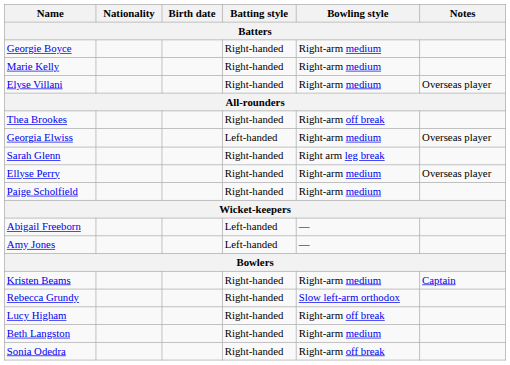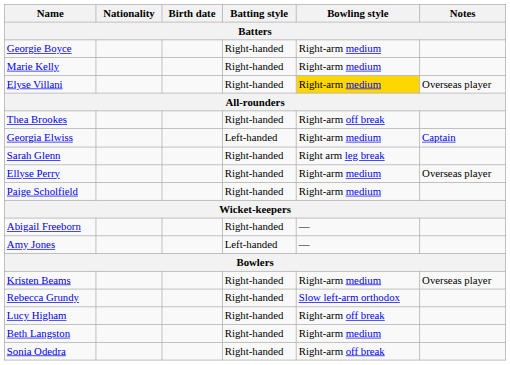(340, 84) no background -> (340, 84) gold background
(457, 138) Overseas player -> (439, 138) Captain
(251, 227) Left-handed -> (254, 227) Right-handed
(439, 280) Captain -> (457, 280) Overseas player
